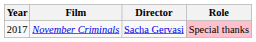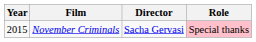(17, 29) 2017 -> (17, 29) 2015
